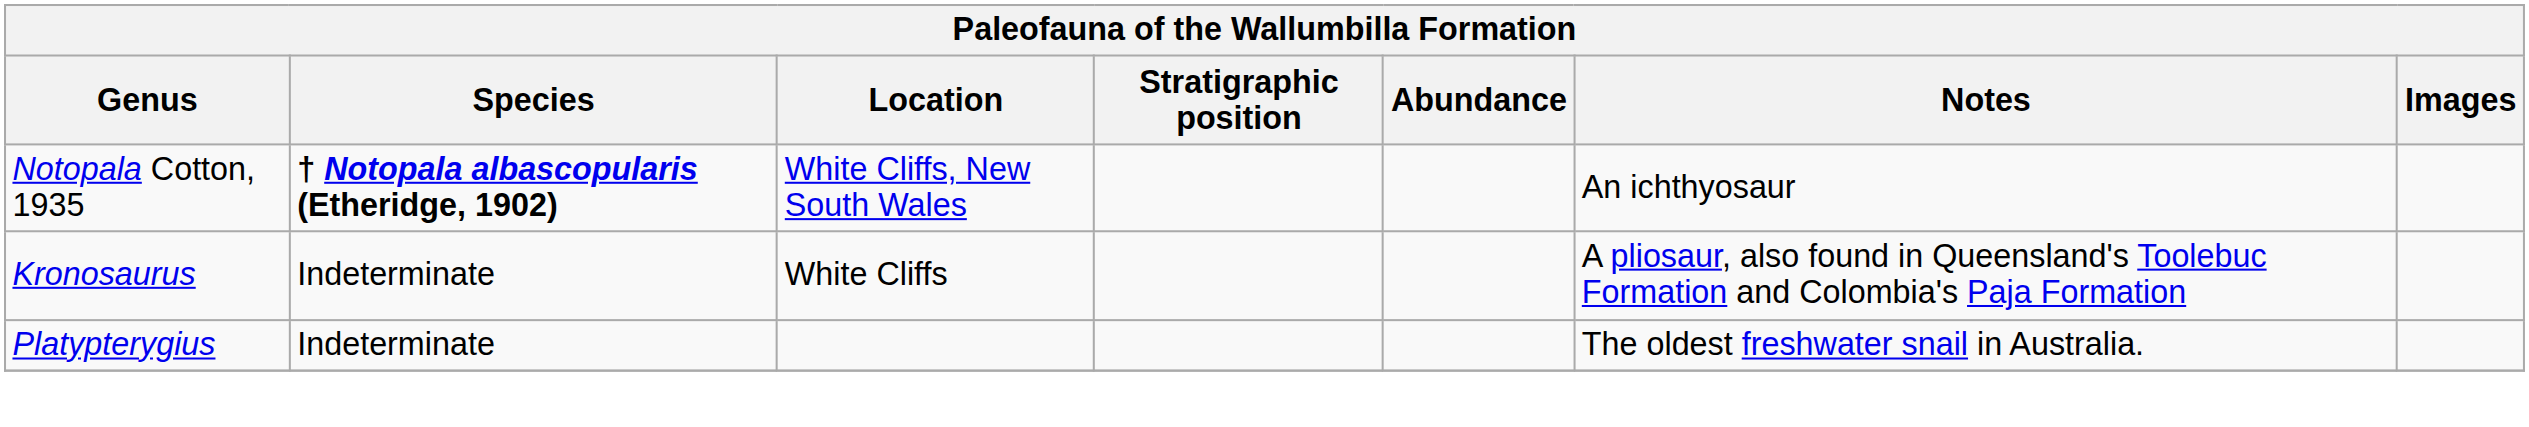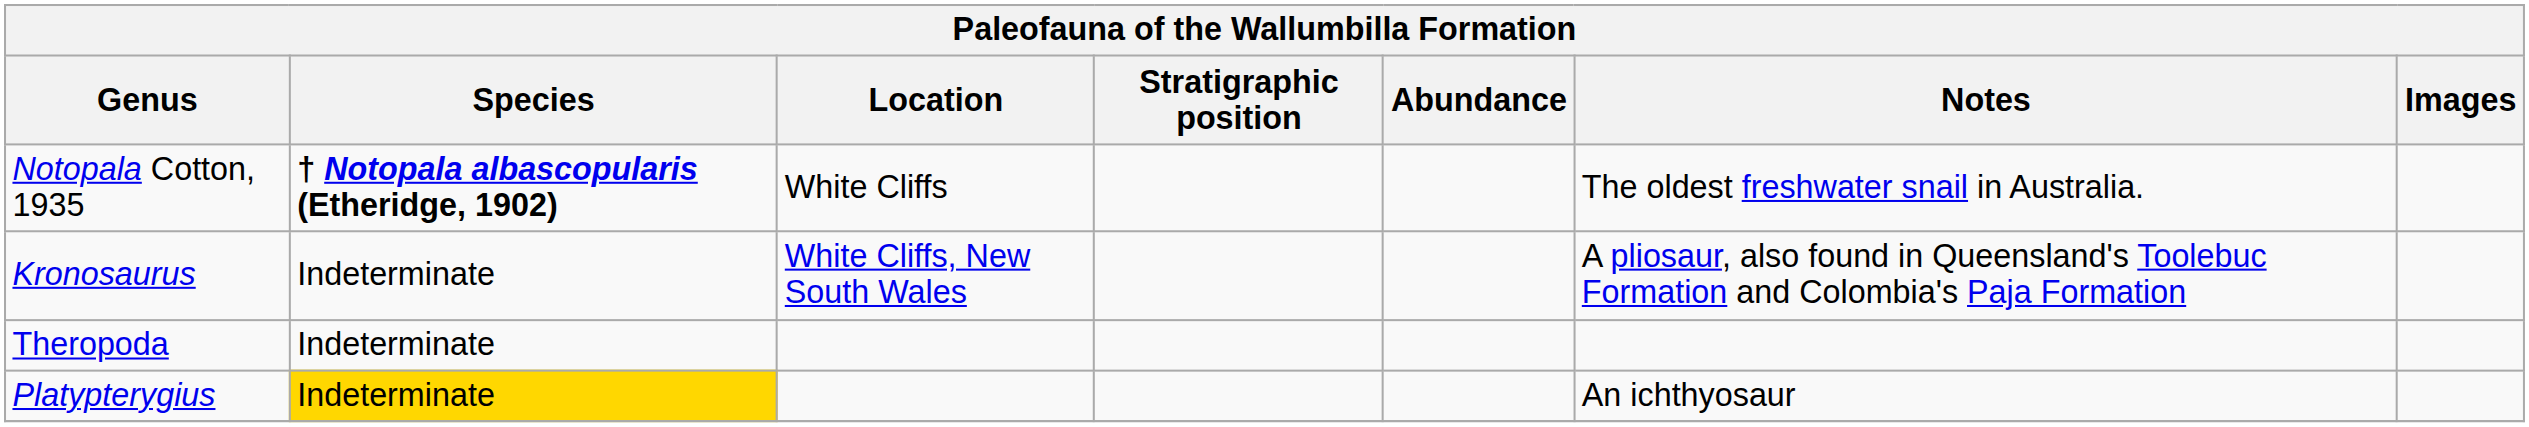(908, 187) White Cliffs, New South Wales -> (866, 187) White Cliffs
(1689, 187) An ichthyosaur -> (1863, 187) The oldest freshwater snail in Australia.
(866, 274) White Cliffs -> (908, 274) White Cliffs, New South Wales
+ row: (91, 344)
(396, 344) no background -> (396, 395) gold background
(1863, 344) The oldest freshwater snail in Australia. -> (1689, 395) An ichthyosaur
